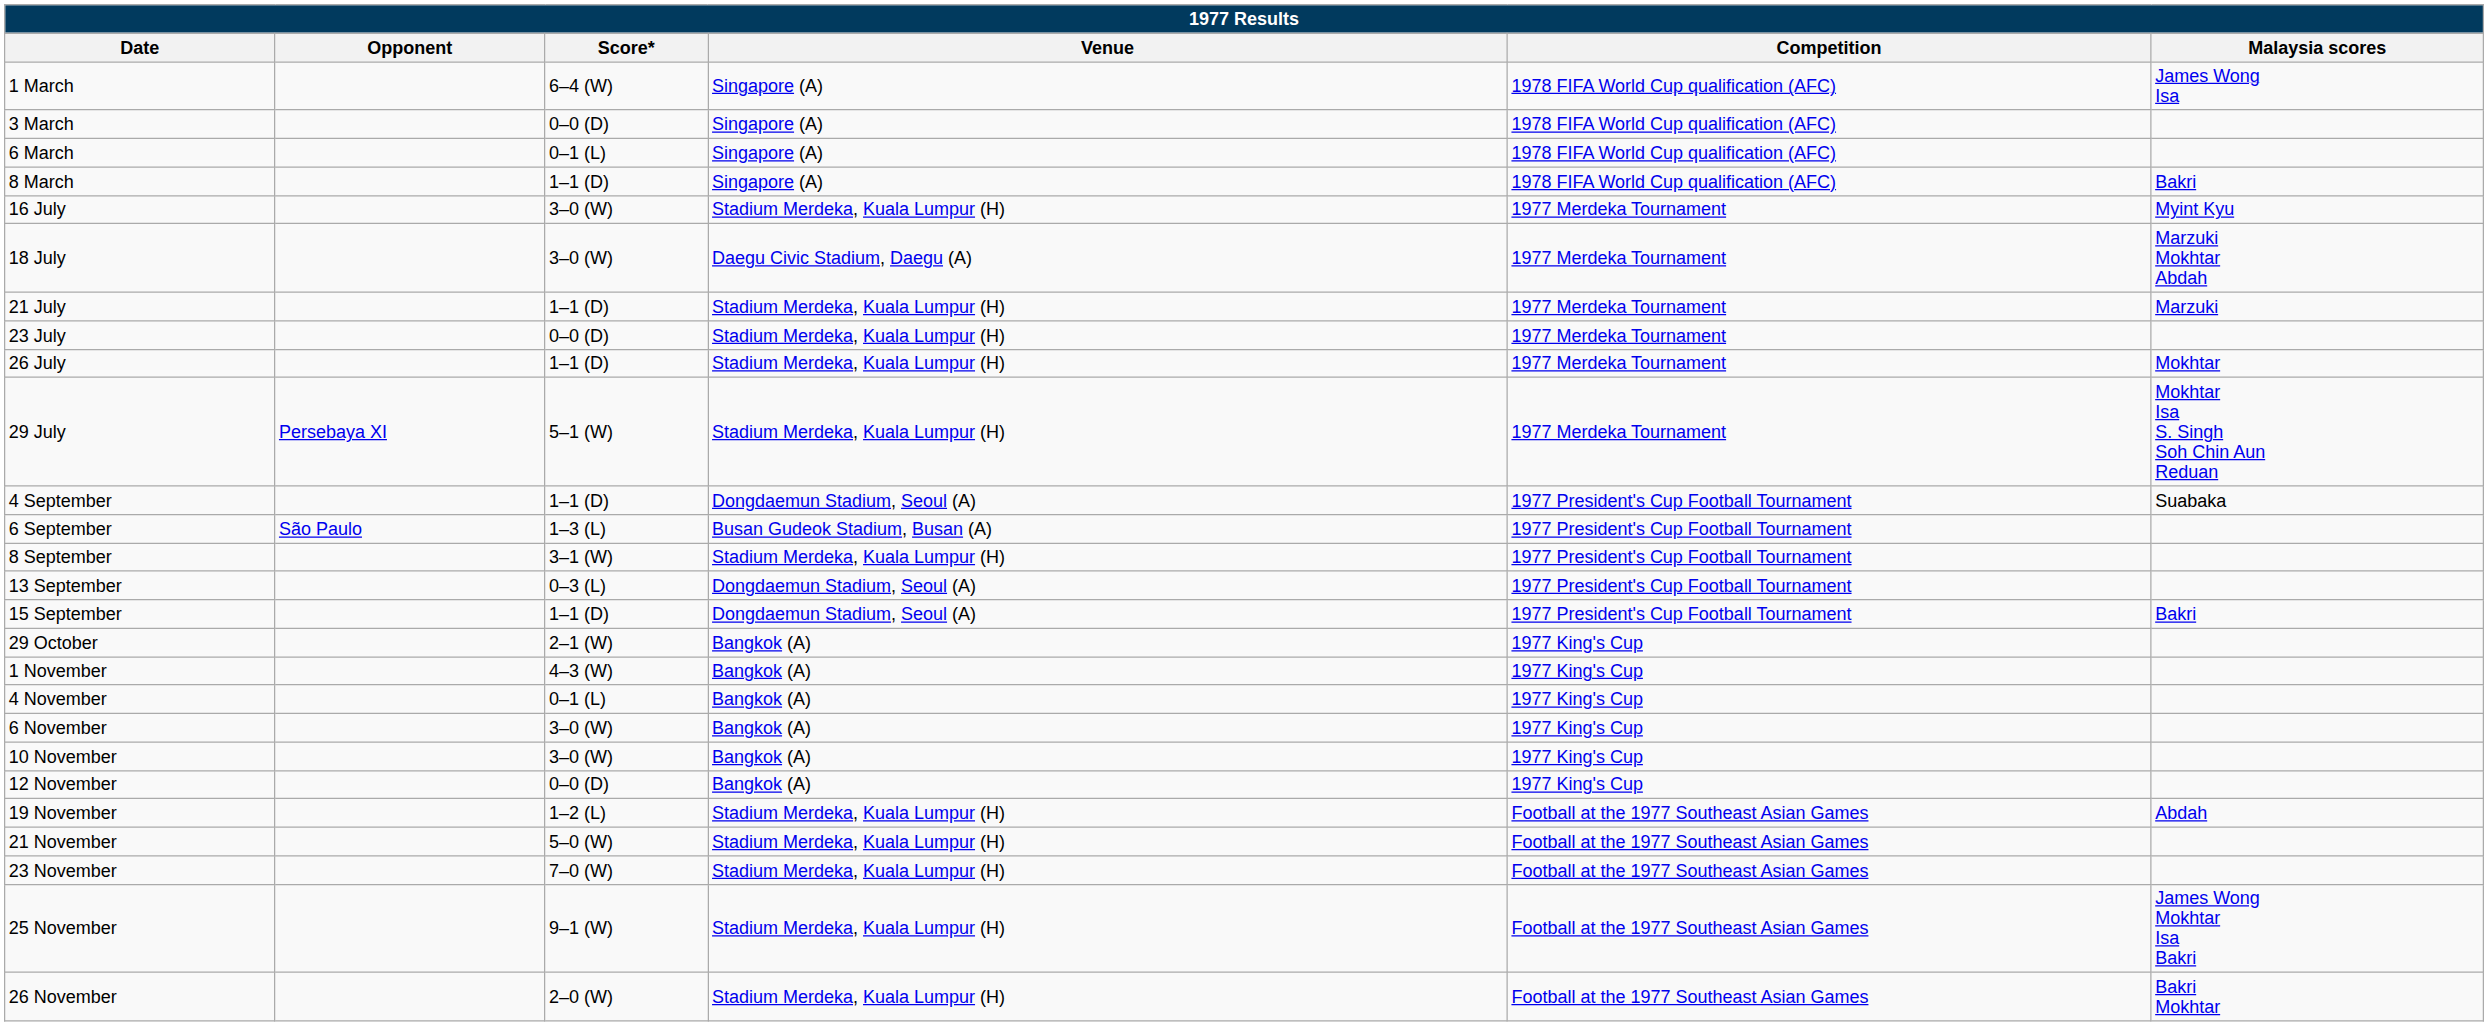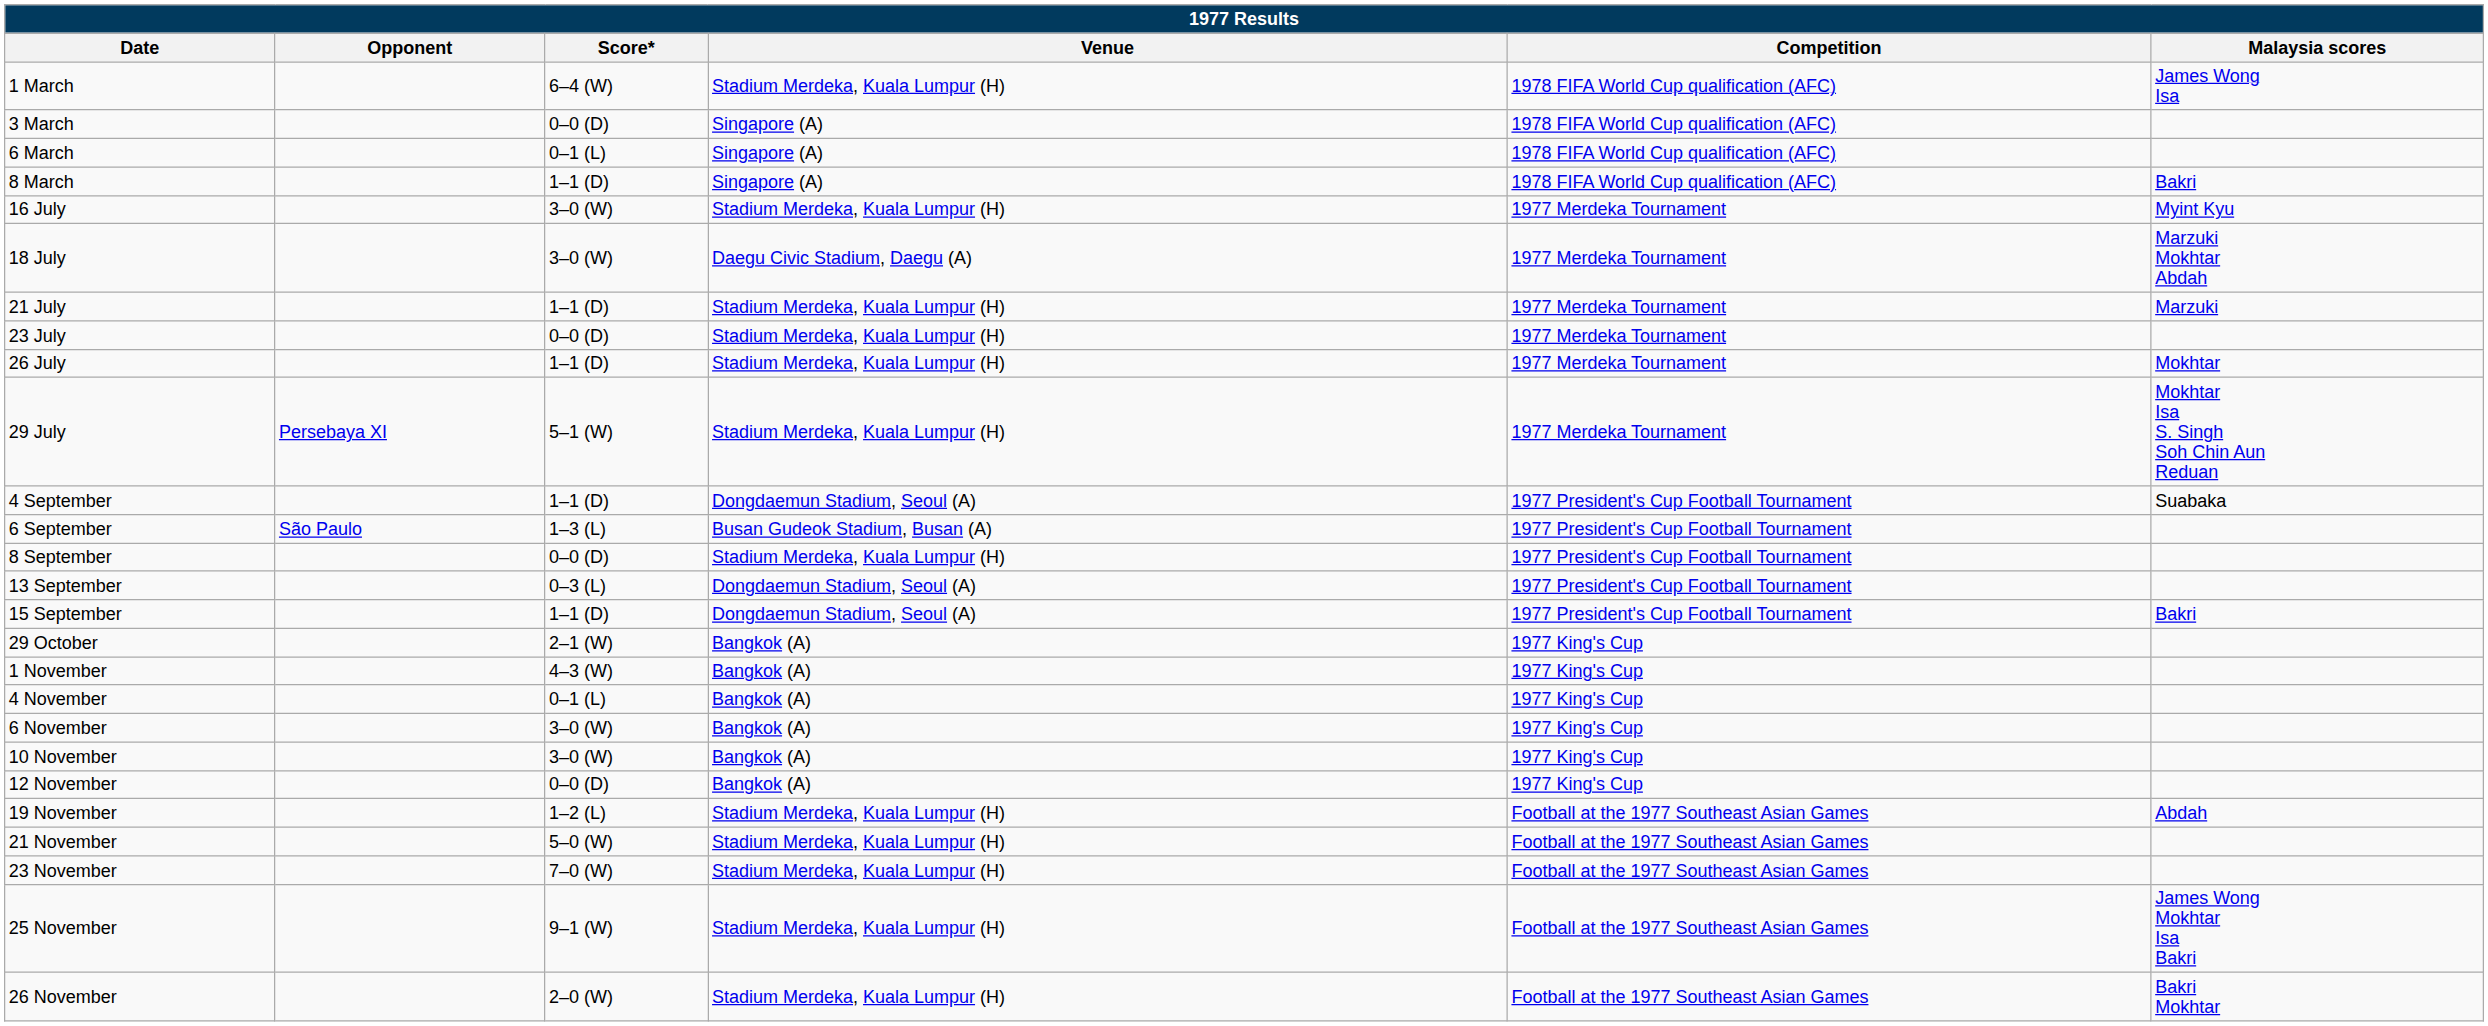(768, 86) Singapore (A) -> (859, 86) Stadium Merdeka, Kuala Lumpur (H)
(581, 557) 3–1 (W) -> (579, 557) 0–0 (D)
